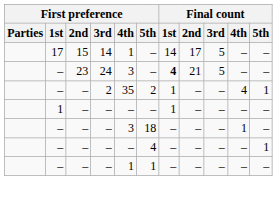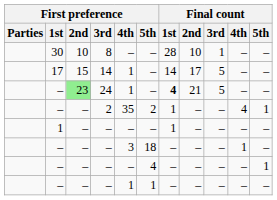+ row: (57, 52)
(82, 71) no background -> (82, 90) lightgreen background
(131, 71) 3 -> (131, 90) 1
